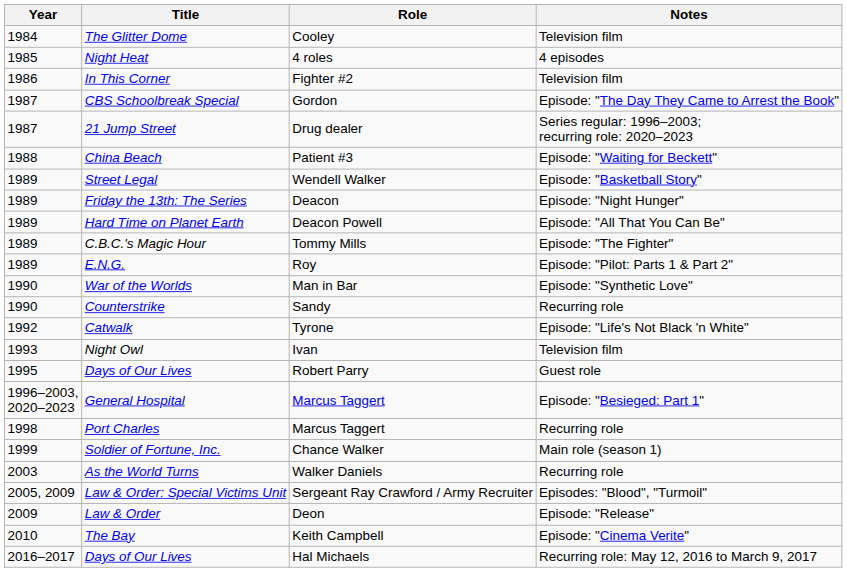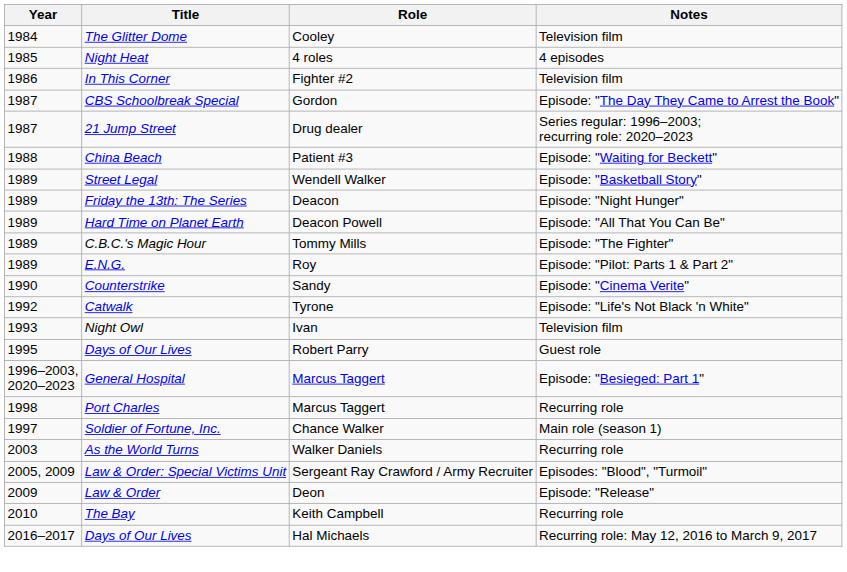- row: (138, 286)
(581, 307) Recurring role -> (614, 286) Episode: "Cinema Verite"
(22, 450) 1999 -> (22, 429) 1997
(614, 535) Episode: "Cinema Verite" -> (581, 514) Recurring role
